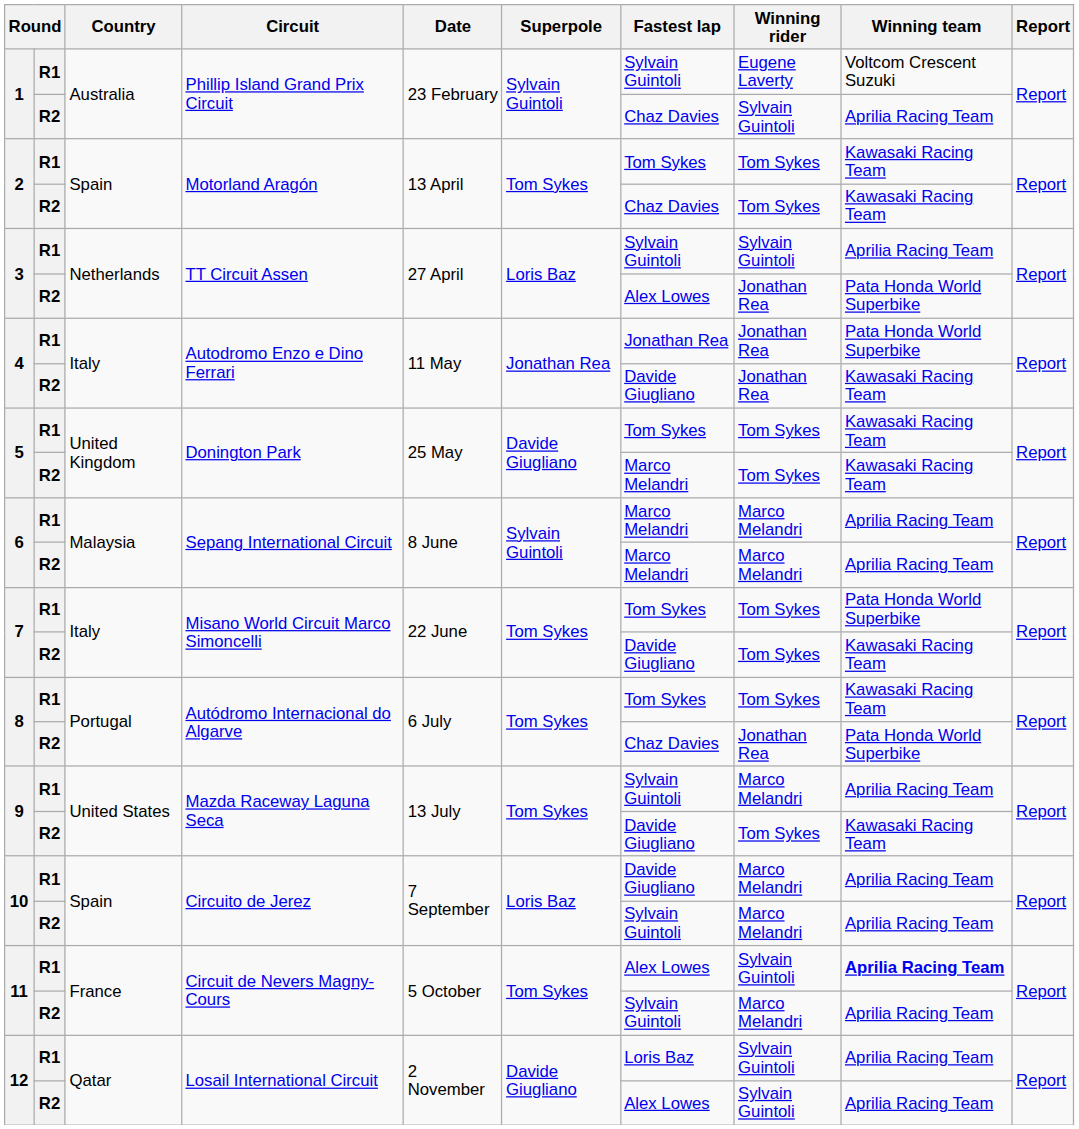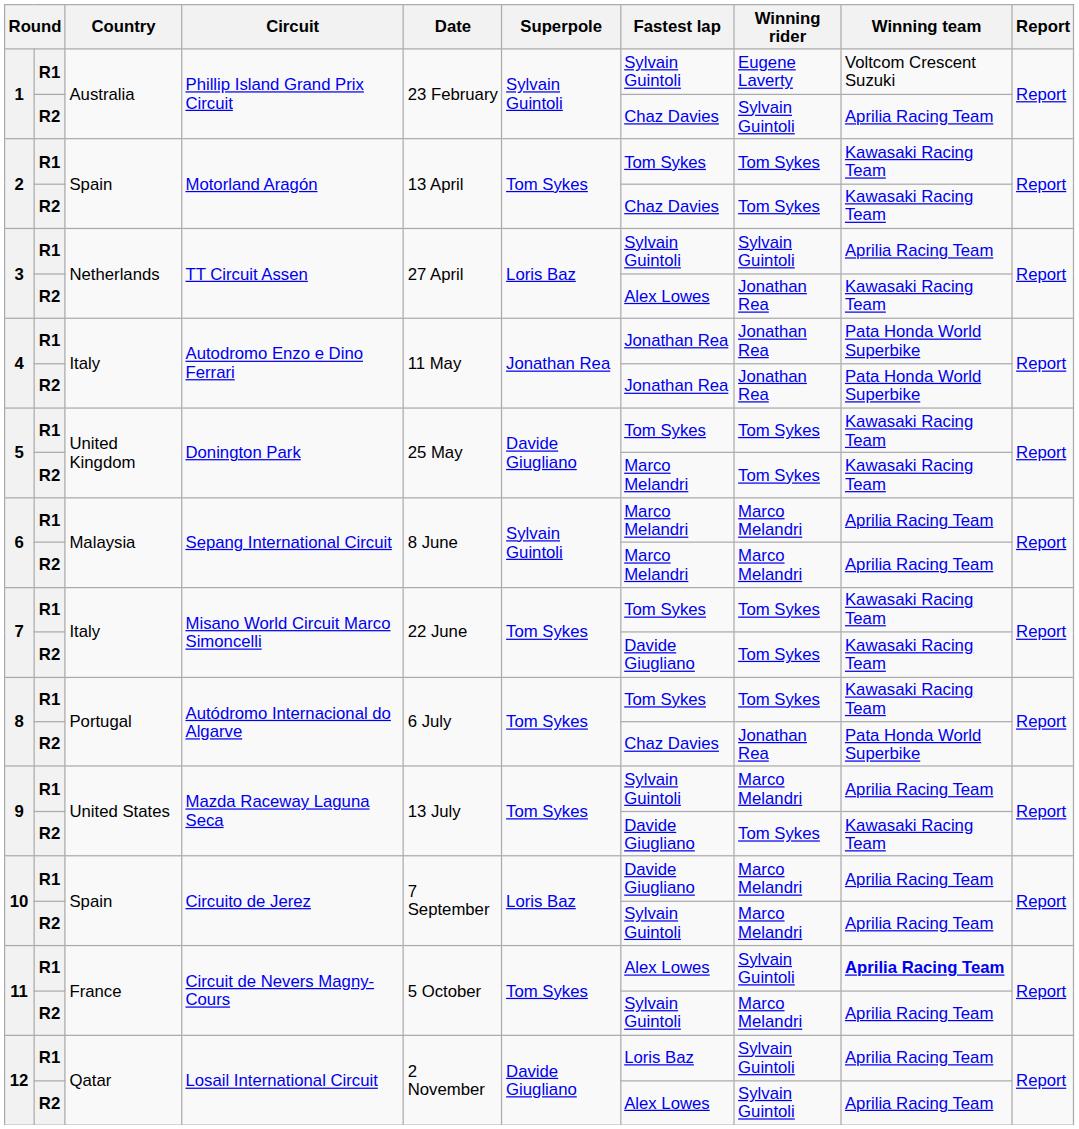(913, 296) Pata Honda World Superbike -> (909, 296) Kawasaki Racing Team
(660, 385) Davide Giugliano -> (676, 385) Jonathan Rea
(909, 385) Kawasaki Racing Team -> (913, 385) Pata Honda World Superbike
(913, 609) Pata Honda World Superbike -> (909, 609) Kawasaki Racing Team
